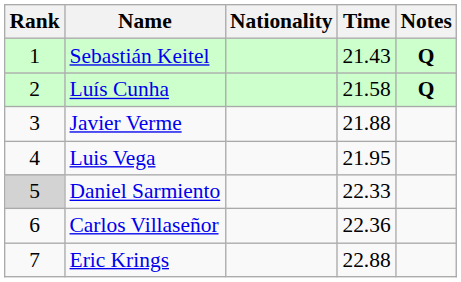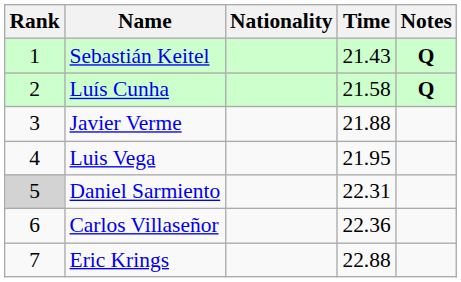(367, 191) 22.33 -> (367, 191) 22.31
